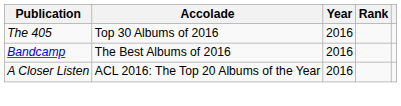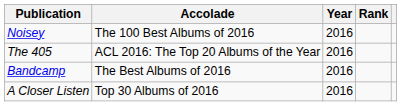+ row: (26, 33)
(157, 33) Top 30 Albums of 2016 -> (208, 52) ACL 2016: The Top 20 Albums of the Year
(208, 71) ACL 2016: The Top 20 Albums of the Year -> (157, 91) Top 30 Albums of 2016
